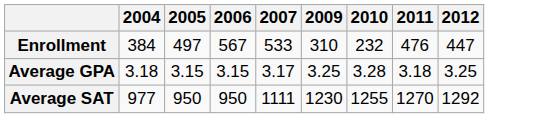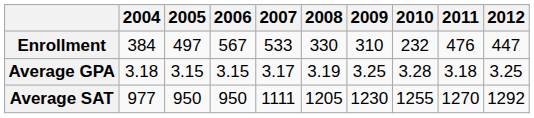+ column: (324, 17)
